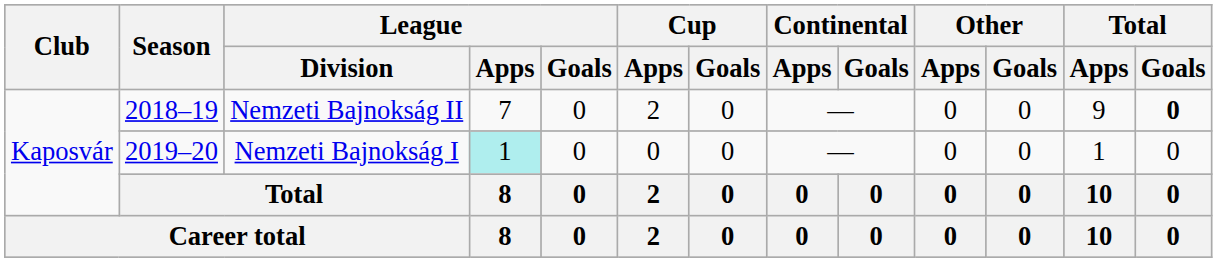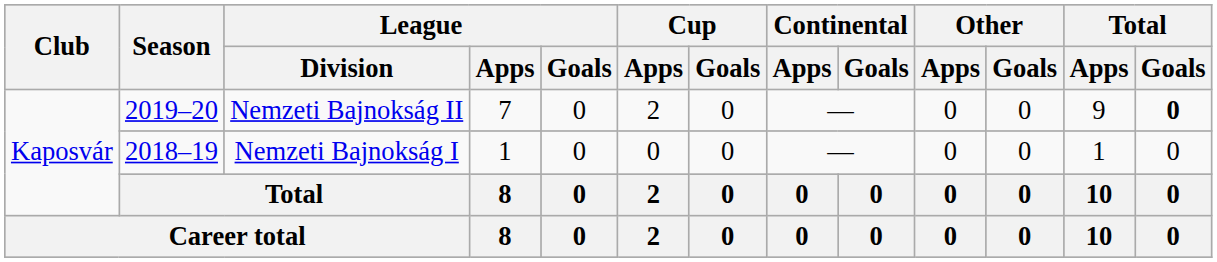(171, 109) 2018–19 -> (171, 109) 2019–20
(171, 151) 2019–20 -> (171, 151) 2018–19
(505, 151) paleturquoise background -> (505, 151) no background
